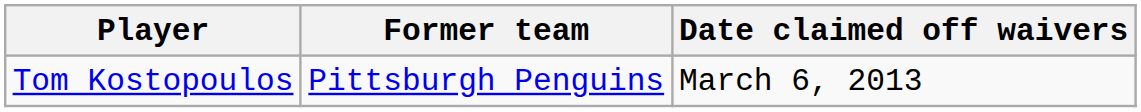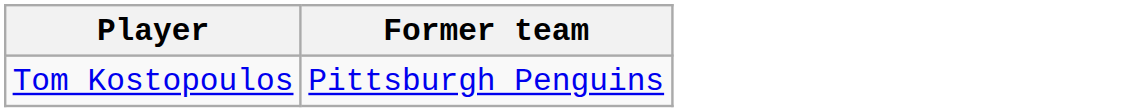- column: (904, 31)
